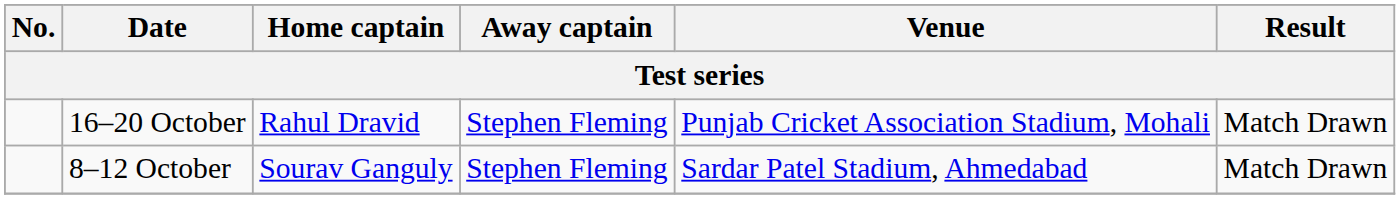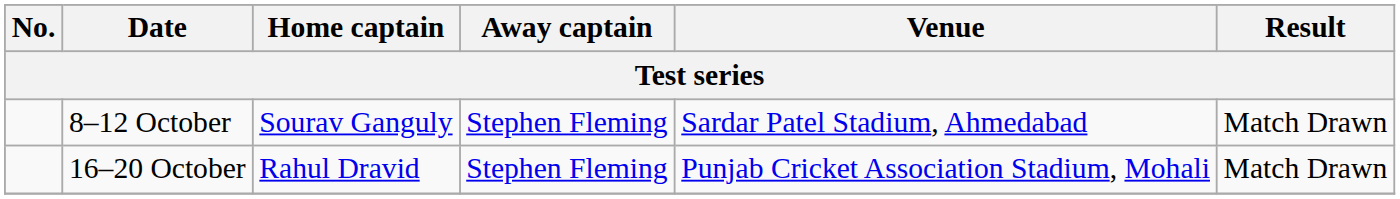rows swapped: (150, 168) <-> (157, 121)
